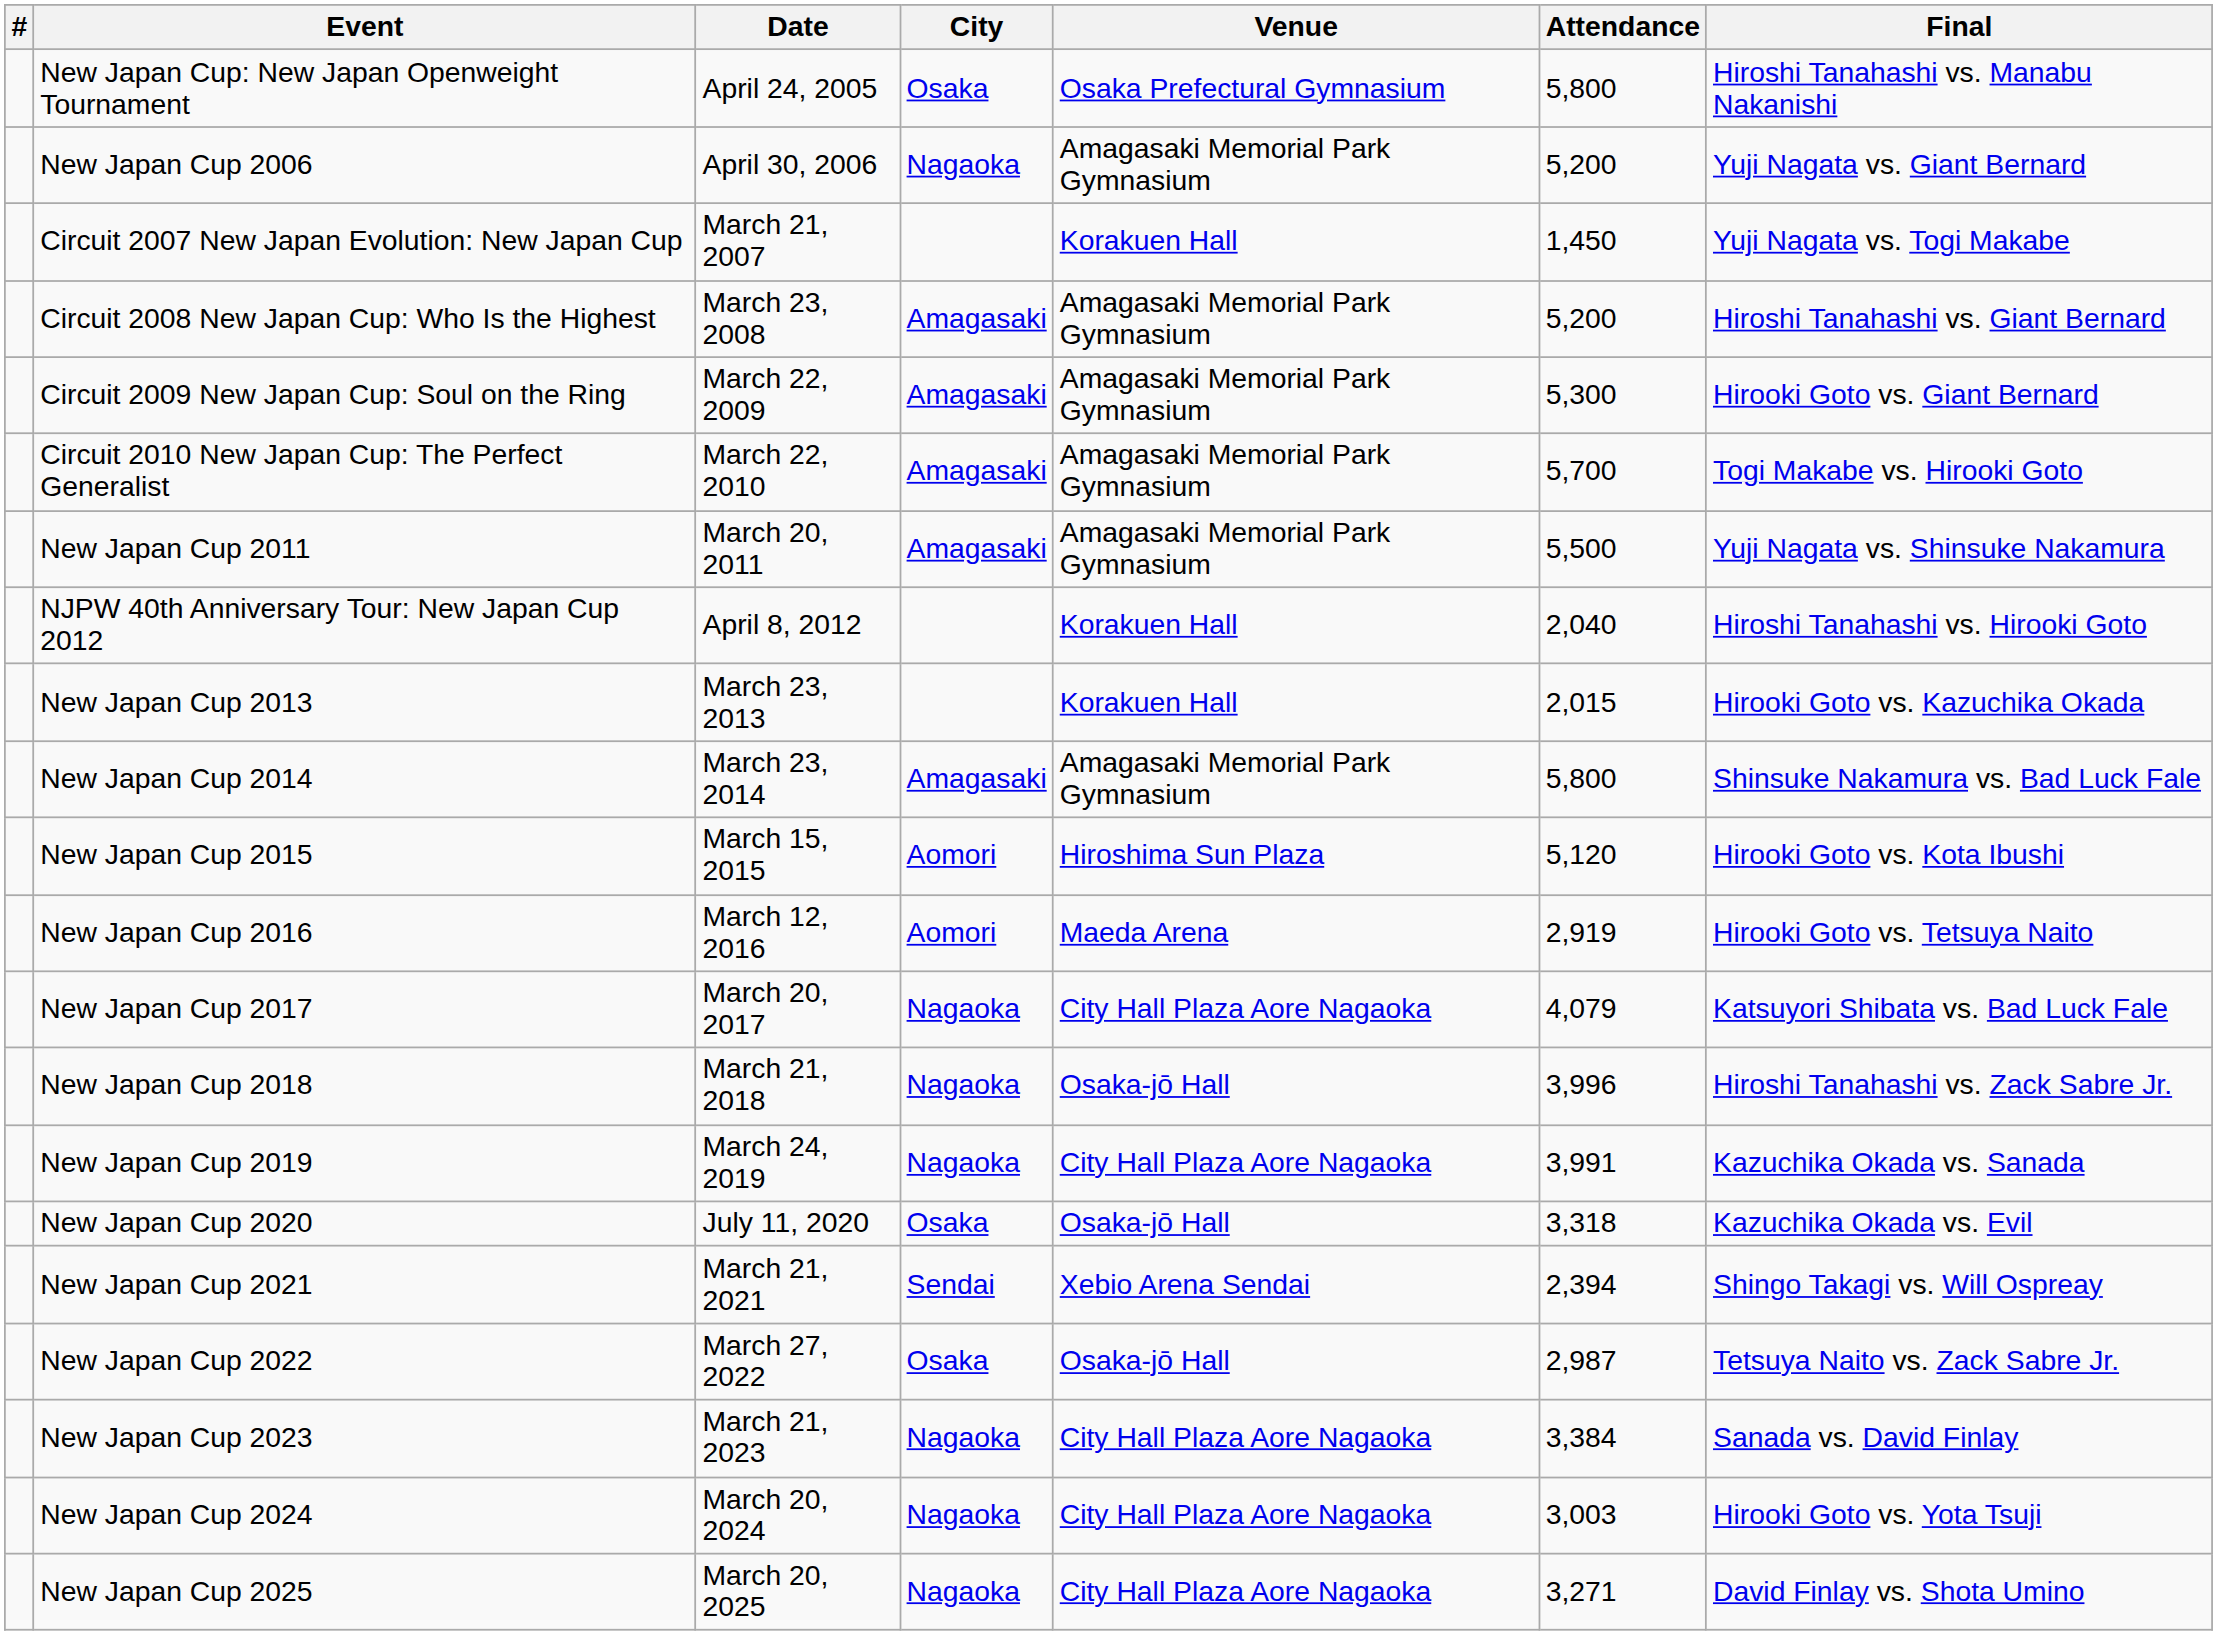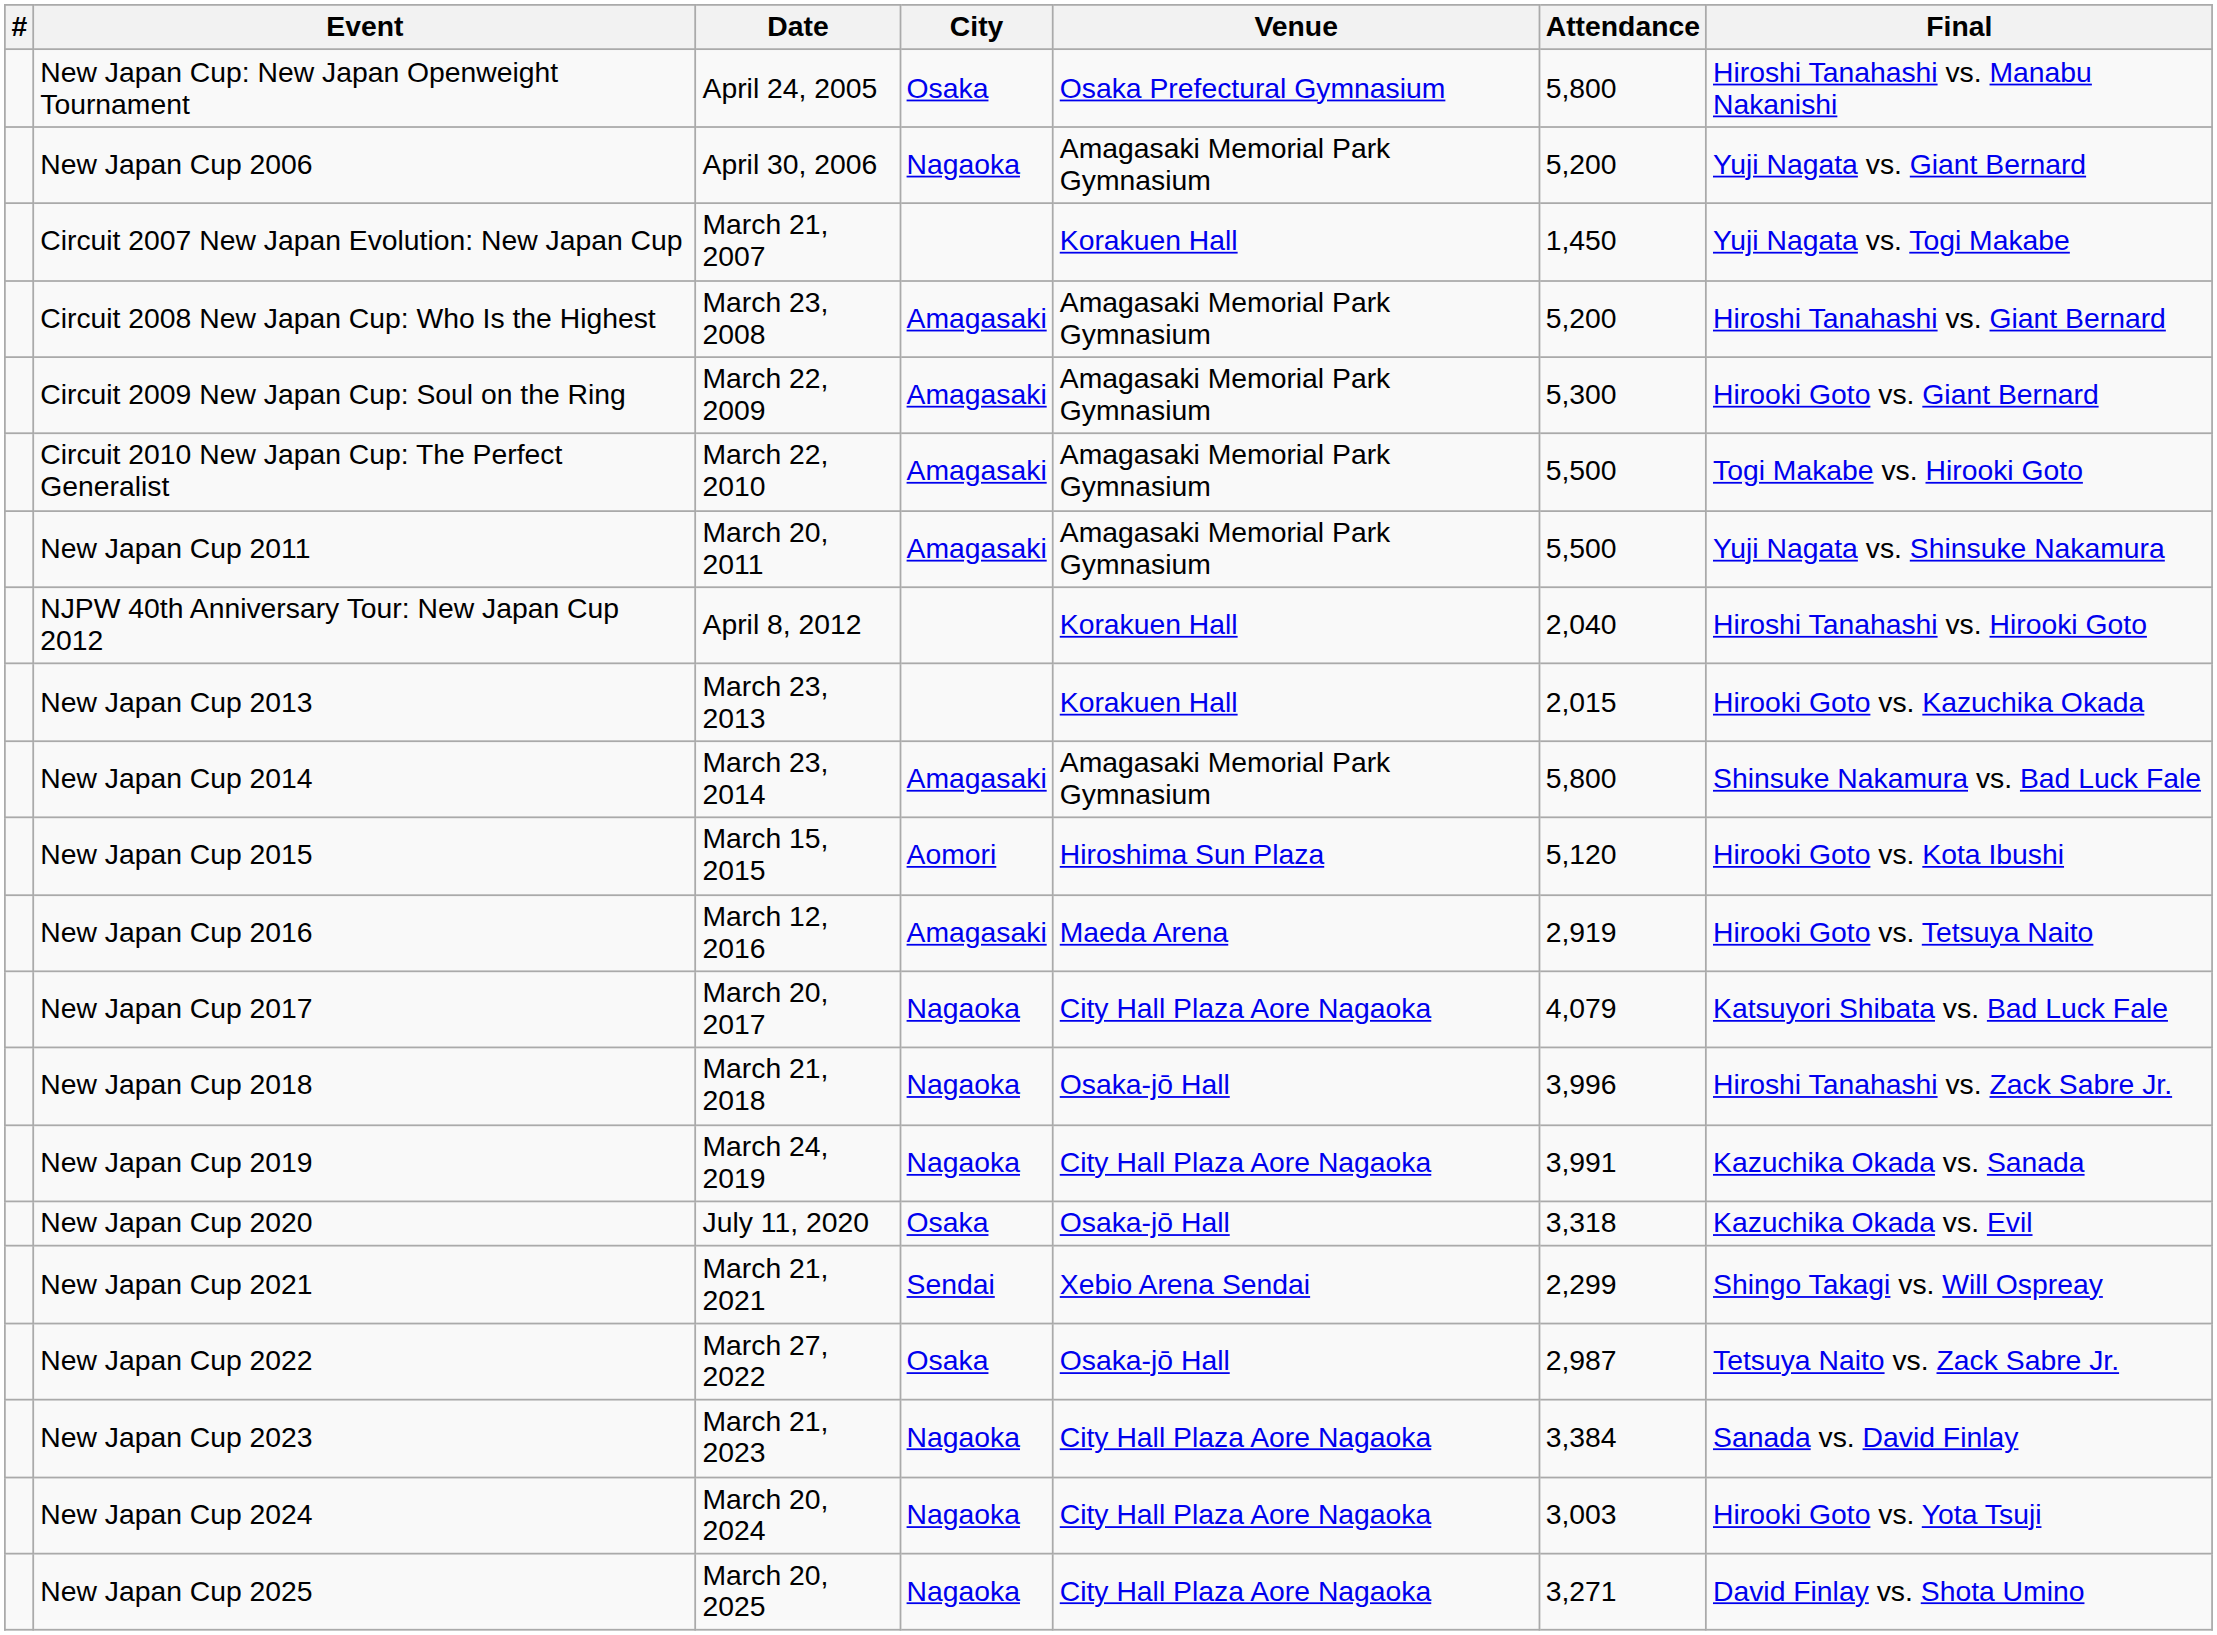(1581, 471) 5,700 -> (1581, 471) 5,500
(951, 932) Aomori -> (977, 932) Amagasaki
(1581, 1284) 2,394 -> (1581, 1284) 2,299
